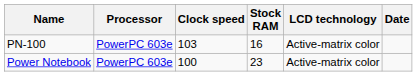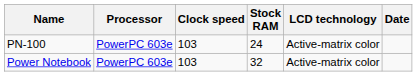(256, 44) 16 -> (256, 44) 24
(187, 62) 100 -> (187, 62) 103
(256, 62) 23 -> (256, 62) 32
